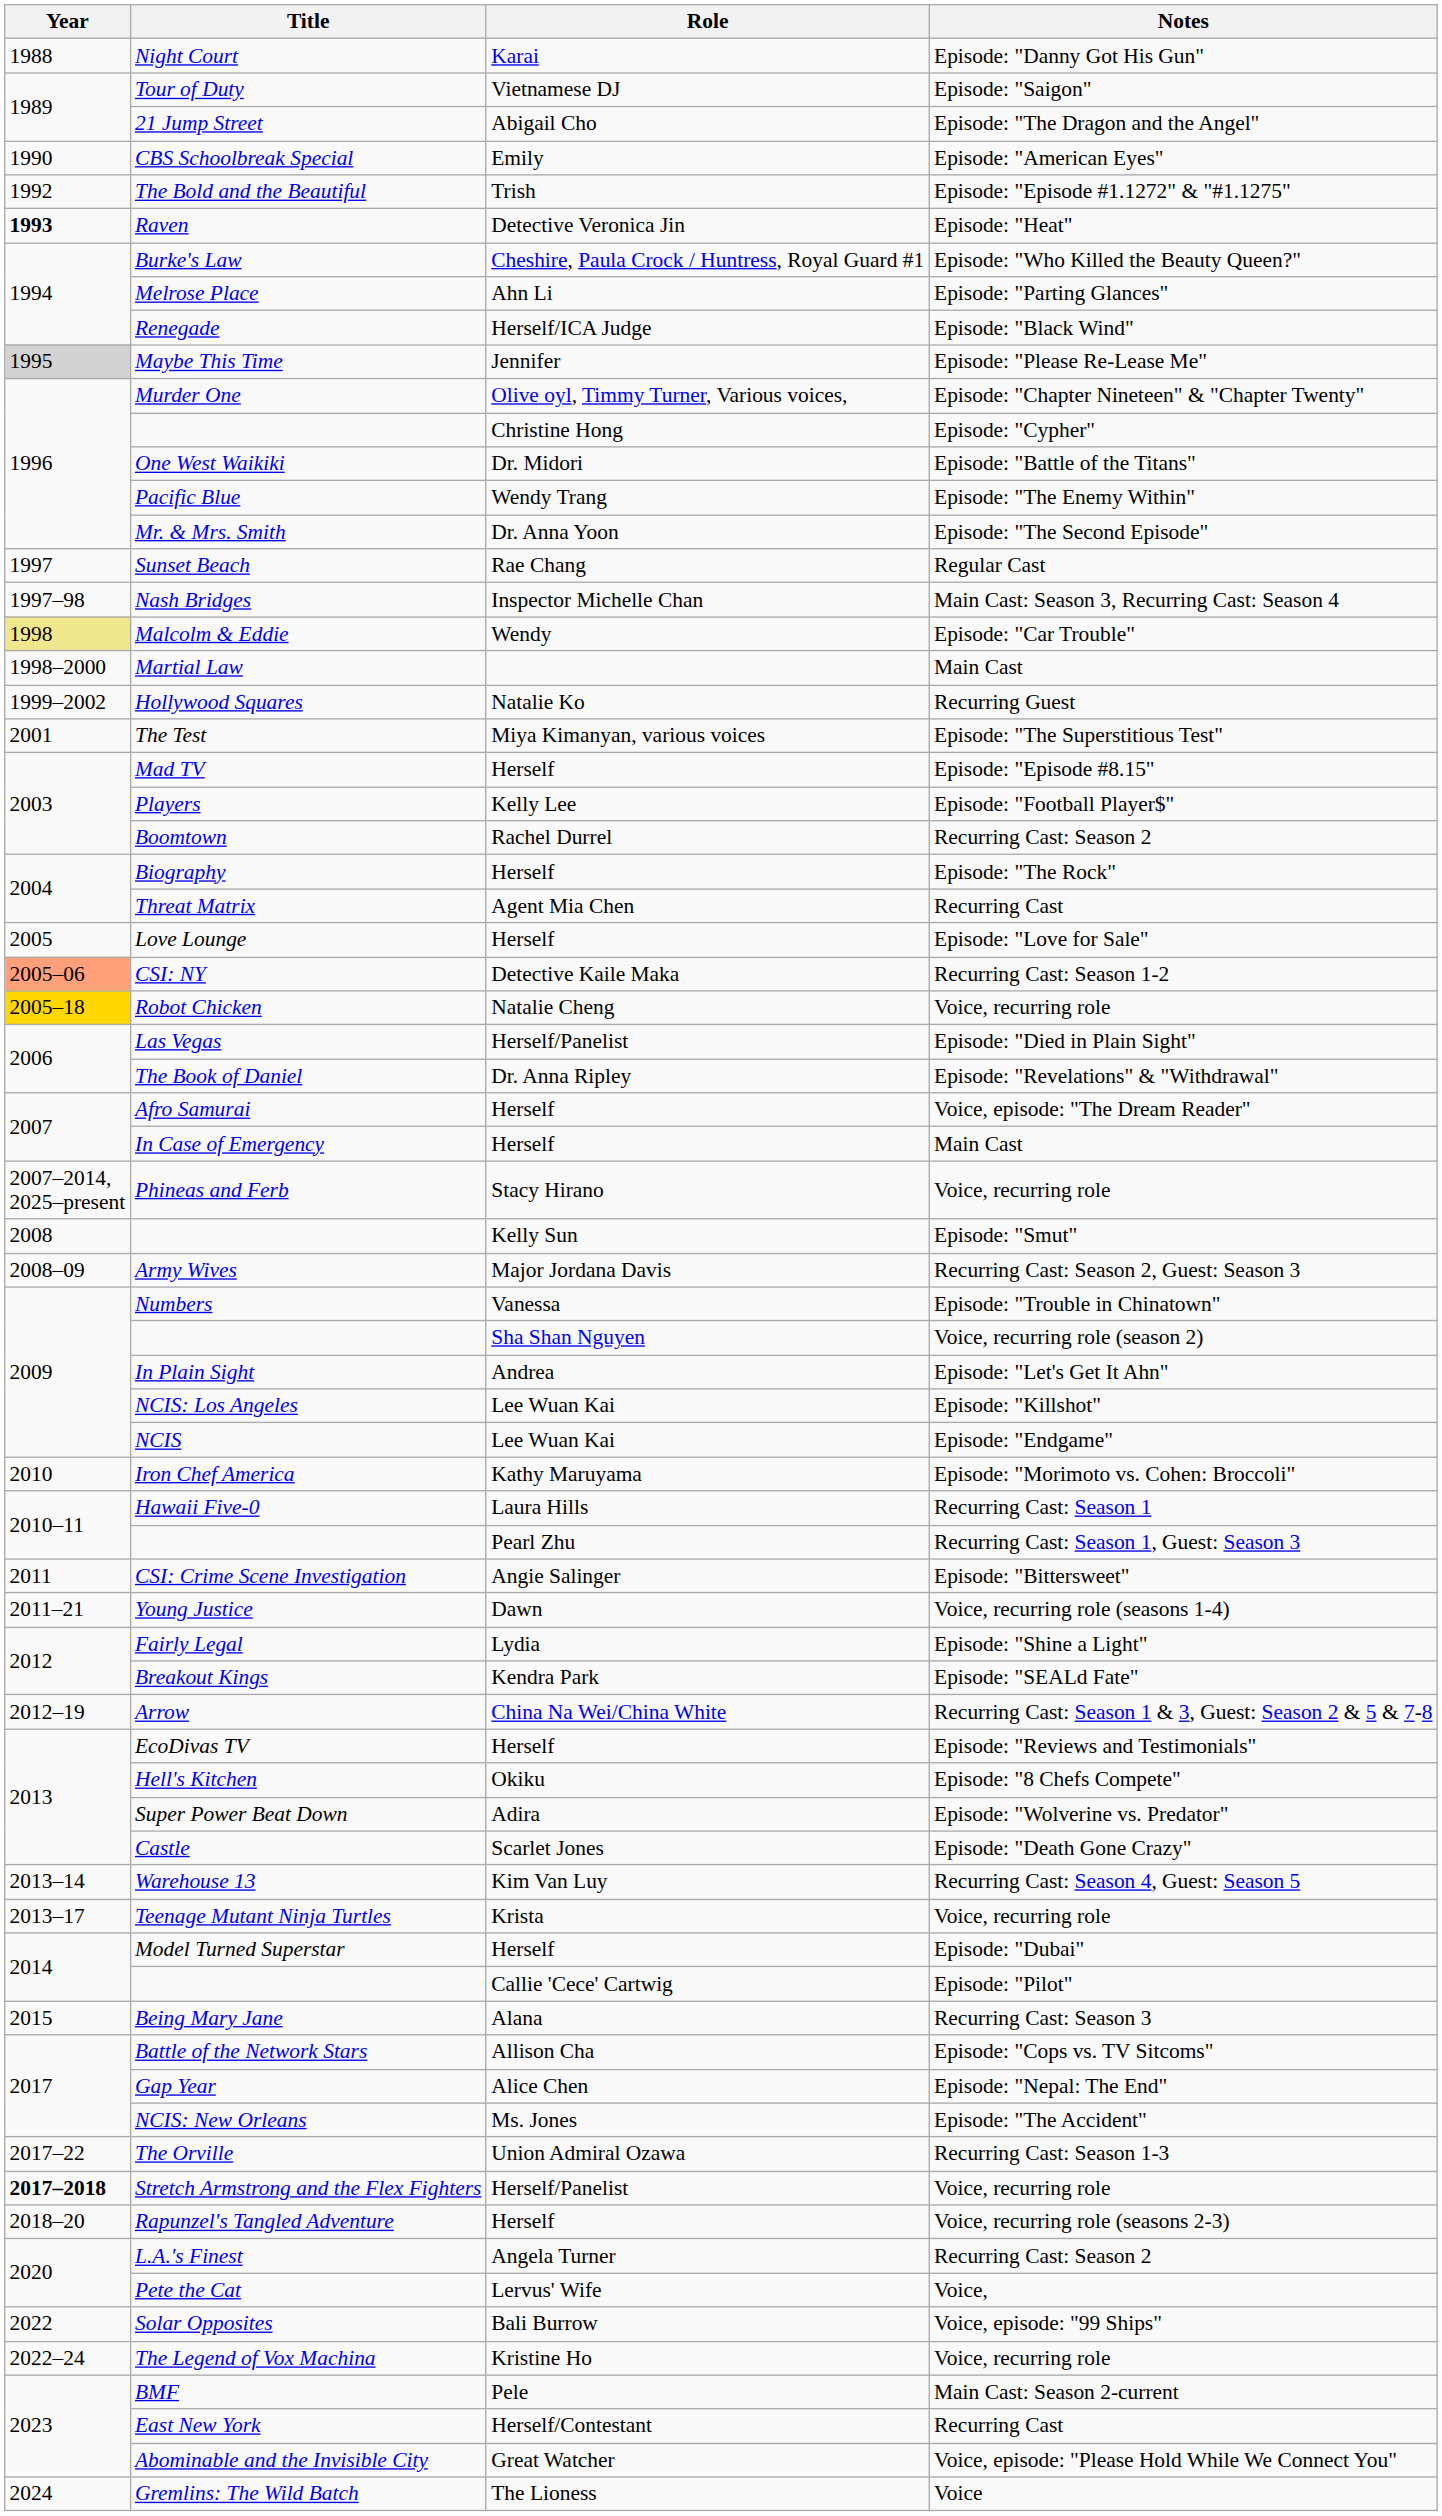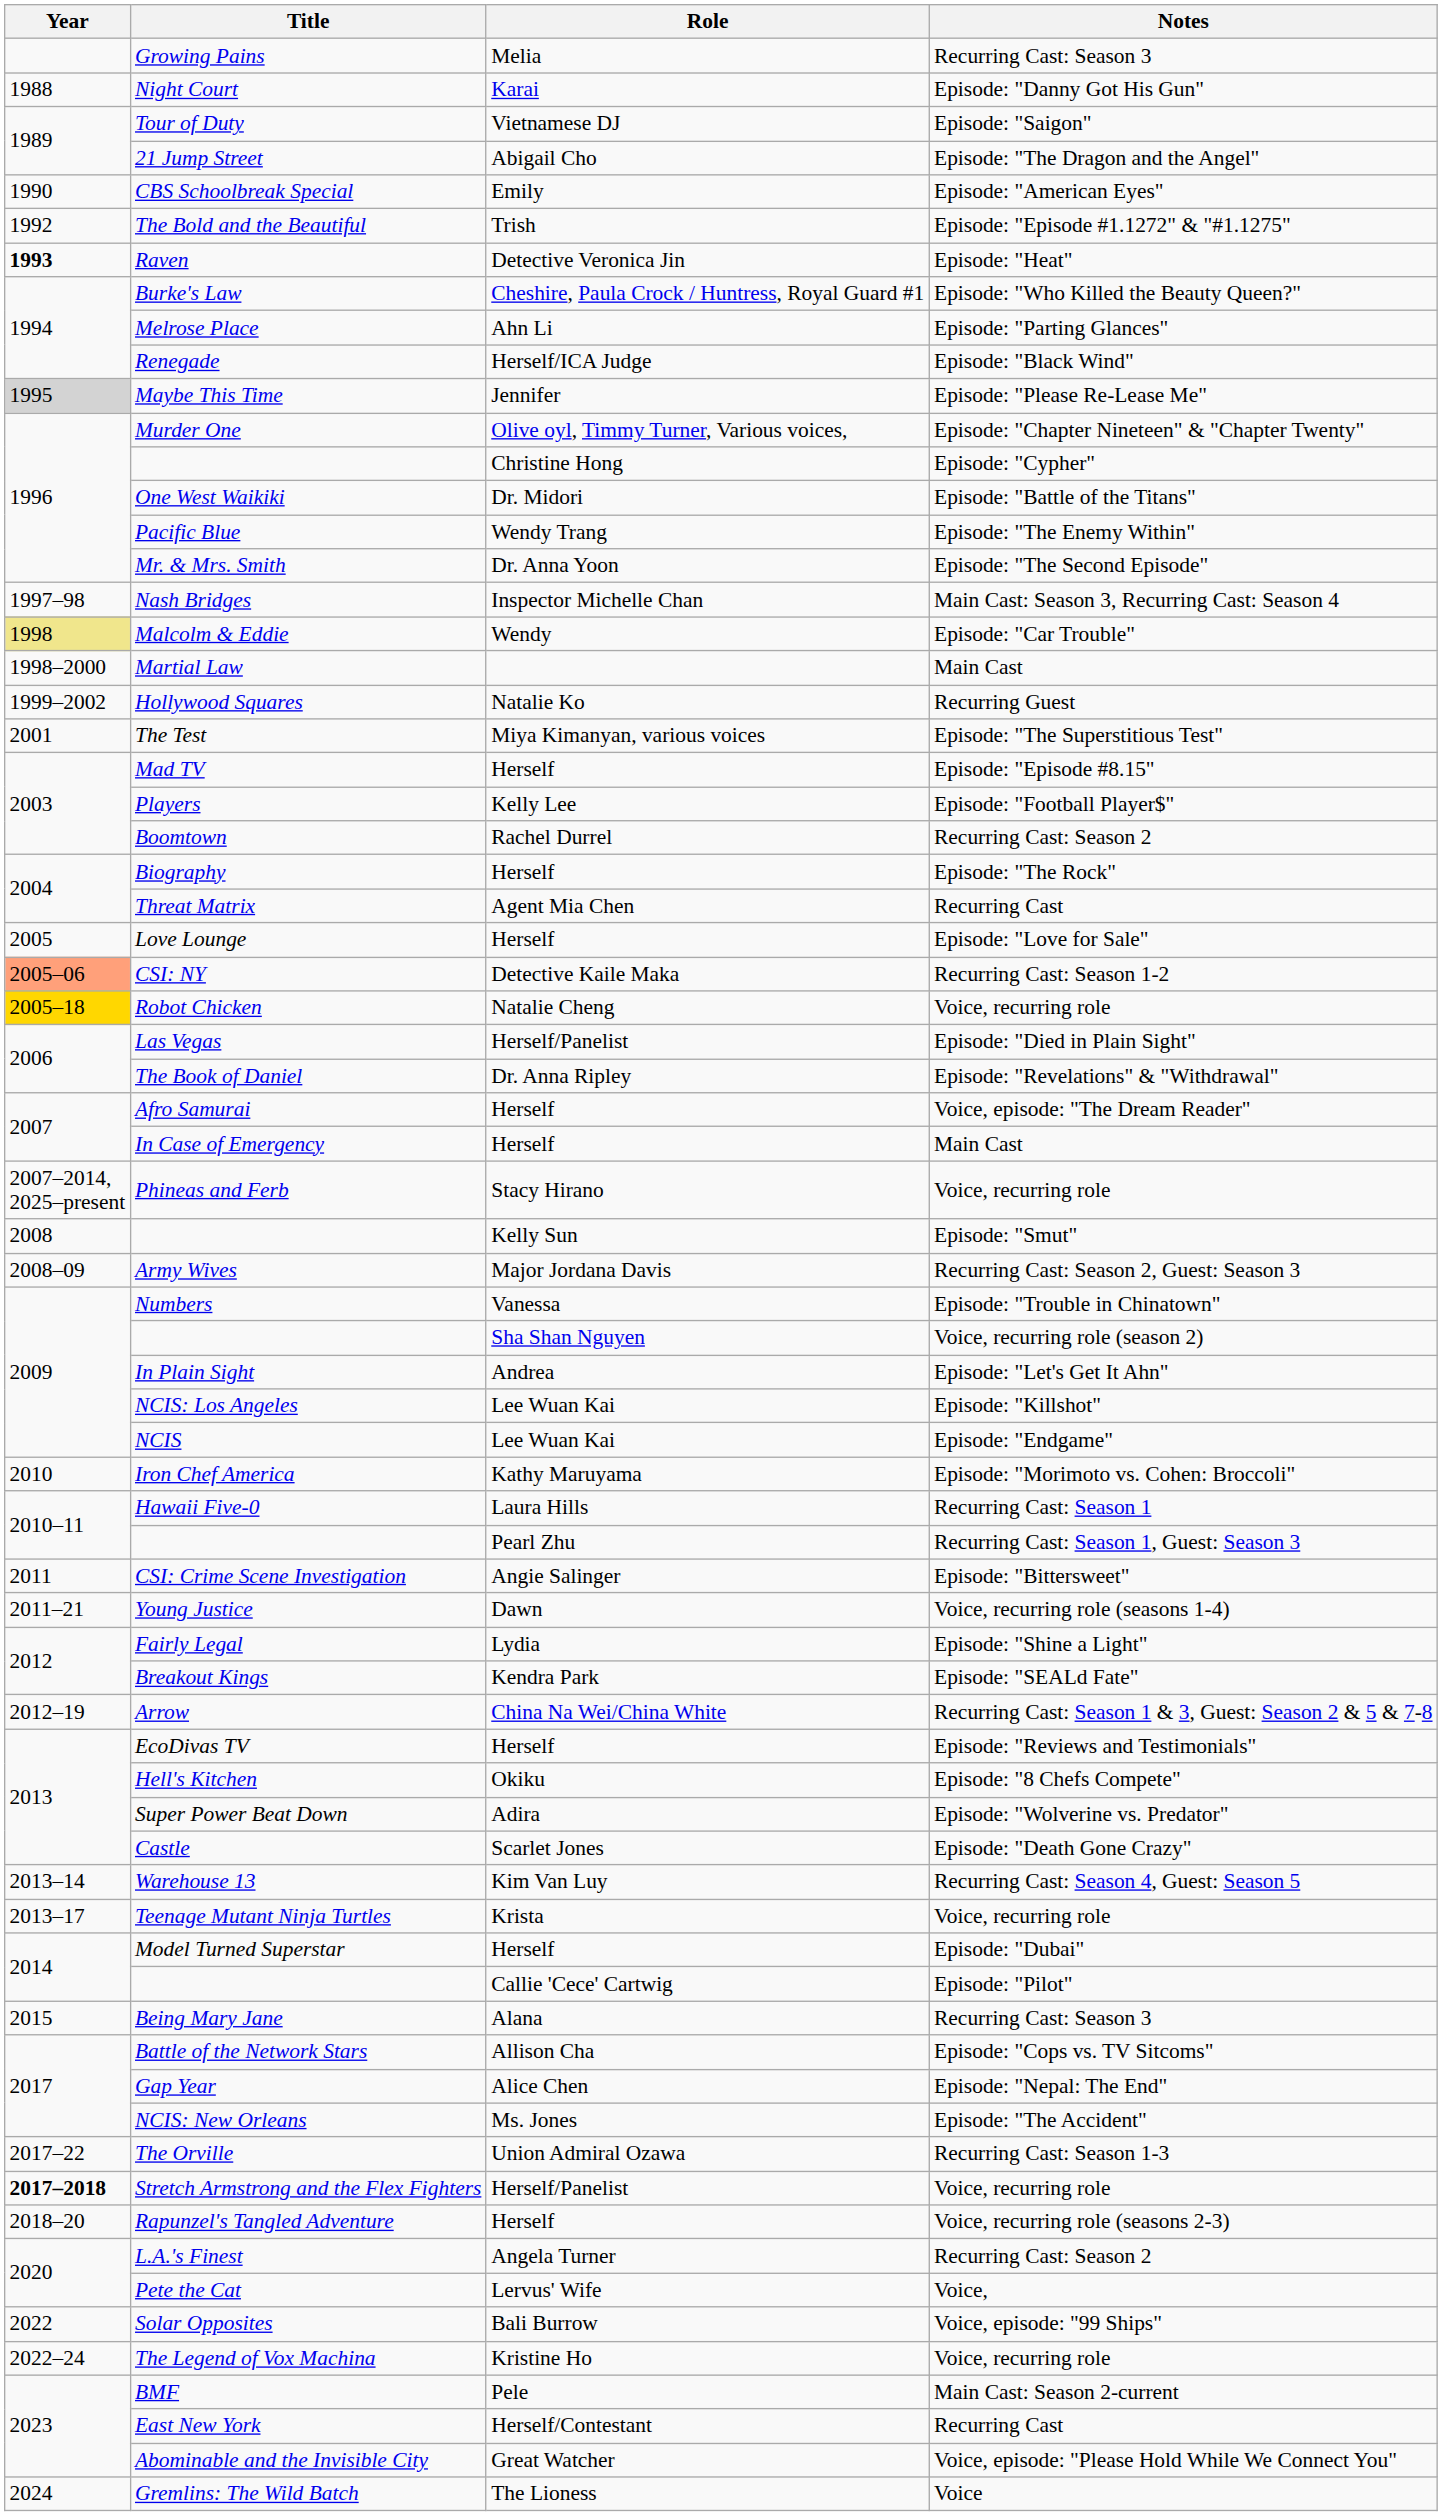+ row: (200, 55)
- row: (192, 565)
